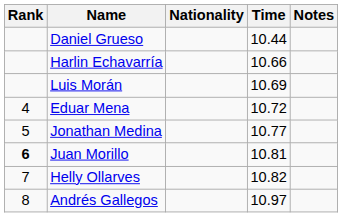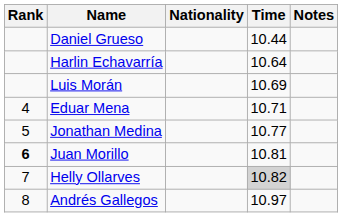(269, 62) 10.66 -> (269, 62) 10.64
(269, 108) 10.72 -> (269, 108) 10.71
(269, 177) no background -> (269, 177) lightgrey background
